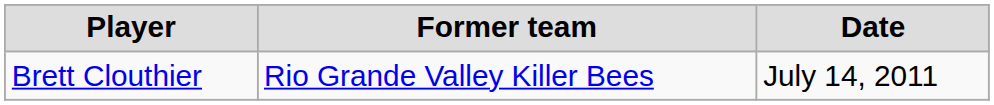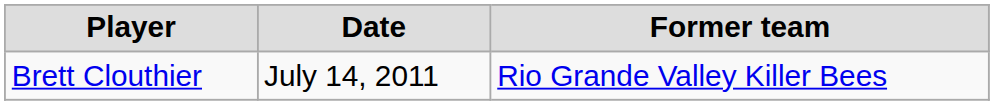columns swapped: (507, 28) <-> (873, 28)
